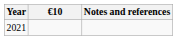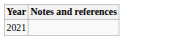- column: (55, 12)
